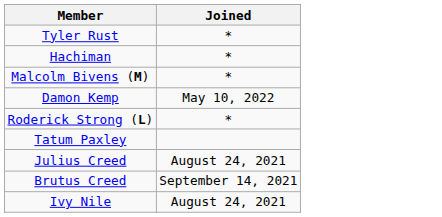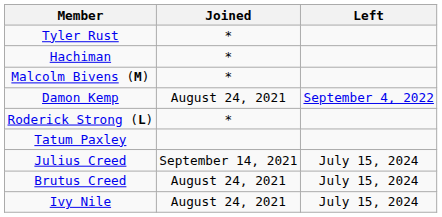+ column: (369, 15)
(228, 98) May 10, 2022 -> (228, 98) August 24, 2021
(228, 160) August 24, 2021 -> (228, 160) September 14, 2021
(228, 181) September 14, 2021 -> (228, 181) August 24, 2021
